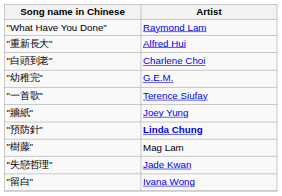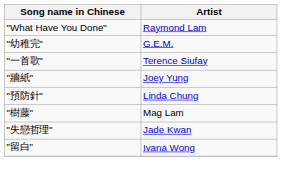- row: (30, 43)
- row: (30, 61)
(173, 130) bold -> (171, 96) normal
